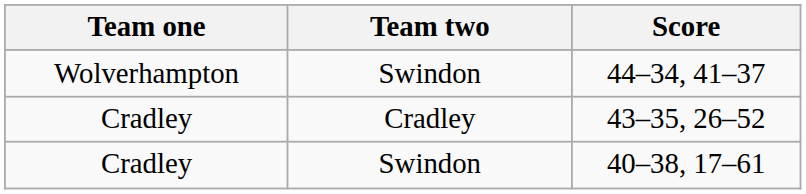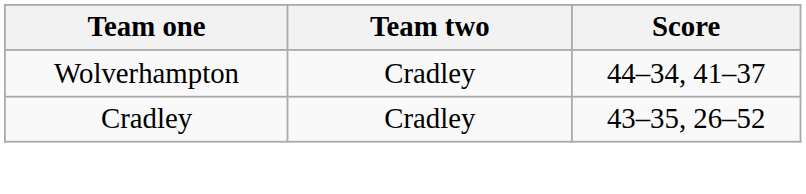(430, 73) Swindon -> (430, 73) Cradley
- row: (686, 164)
